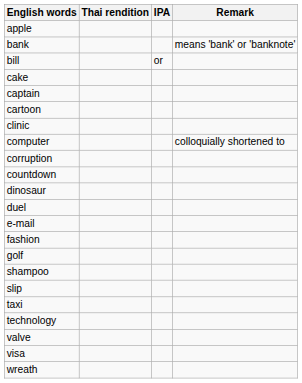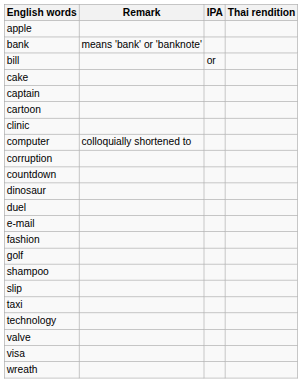columns swapped: (115, 12) <-> (235, 12)
